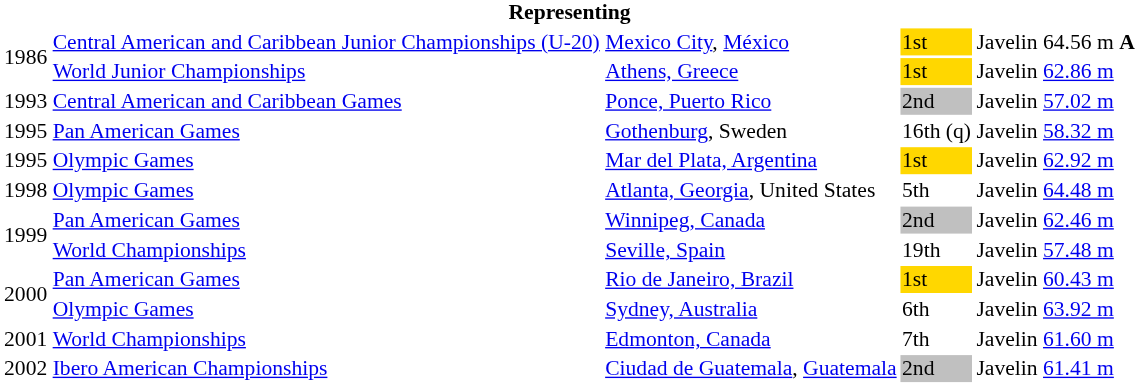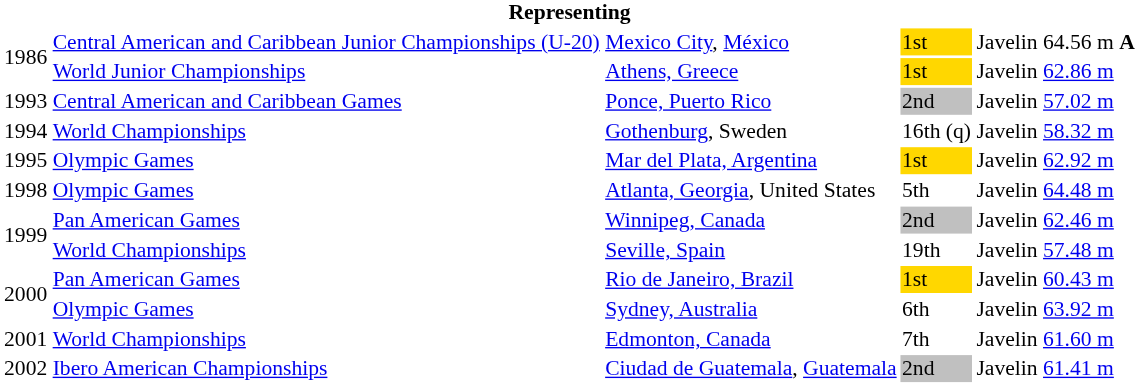(26, 130) 1995 -> (26, 130) 1994
(146, 130) Pan American Games -> (149, 130) World Championships
